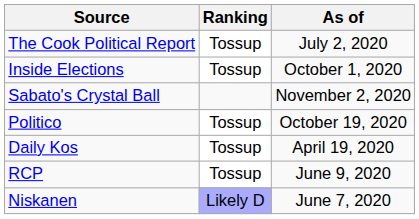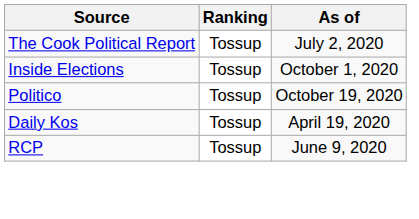- row: (84, 95)
- row: (43, 200)
